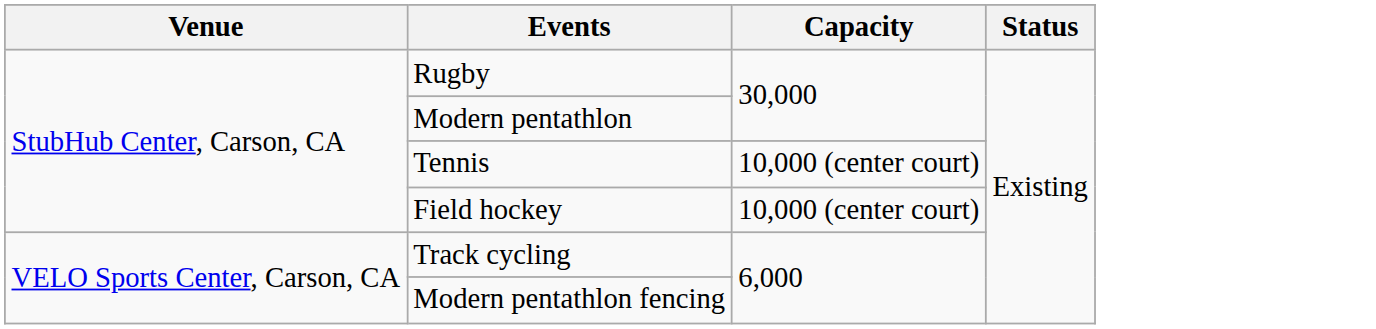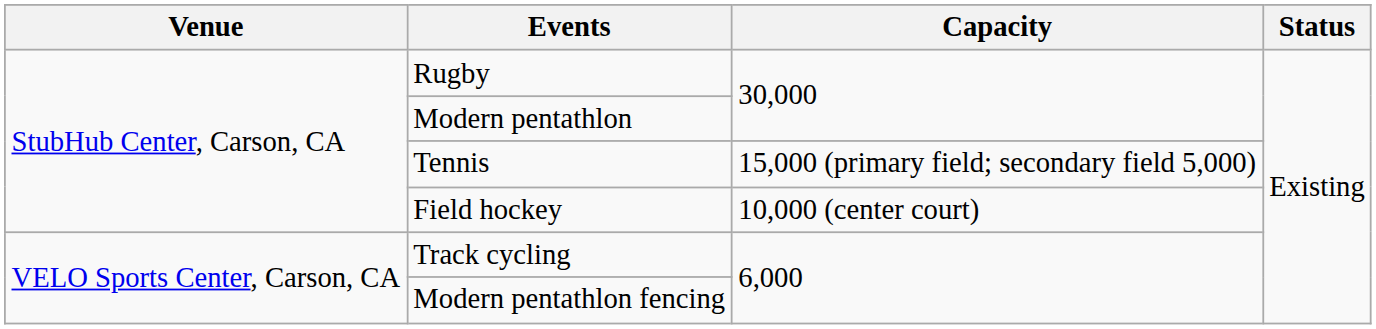(859, 163) 10,000 (center court) -> (997, 163) 15,000 (primary field; secondary field 5,000)
